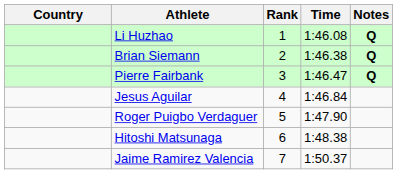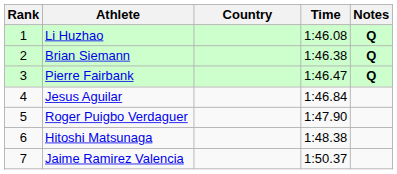columns swapped: (282, 14) <-> (58, 14)
